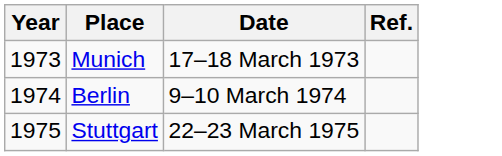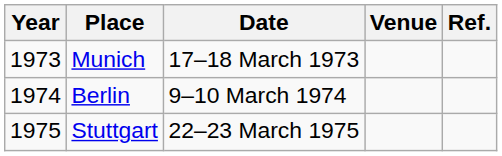+ column: (404, 22)
